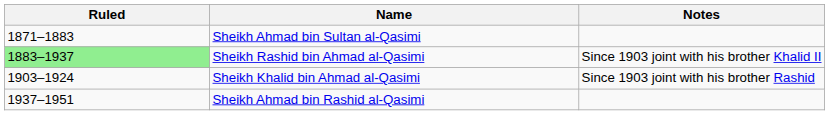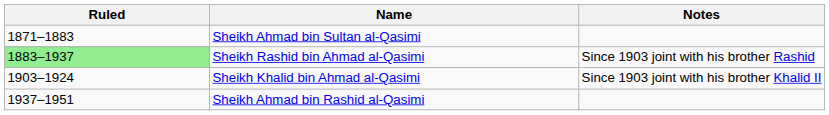(702, 57) Since 1903 joint with his brother Khalid II -> (698, 57) Since 1903 joint with his brother Rashid
(698, 78) Since 1903 joint with his brother Rashid -> (702, 78) Since 1903 joint with his brother Khalid II
